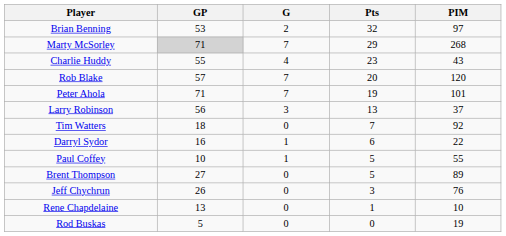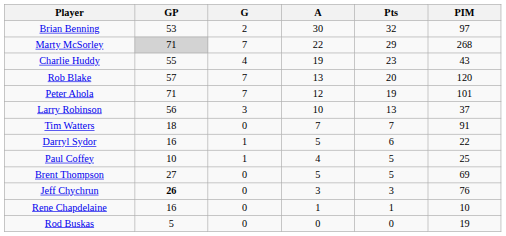+ column: (318, 12)
(458, 126) 92 -> (465, 126) 91
(458, 158) 55 -> (465, 158) 25
(458, 175) 89 -> (465, 175) 69
(200, 191) normal -> (171, 191) bold
(200, 207) 13 -> (171, 207) 16
